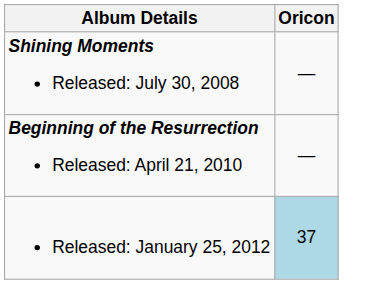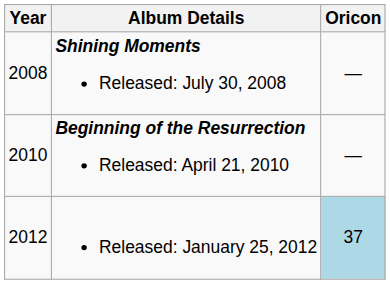+ column: (28, 18)
